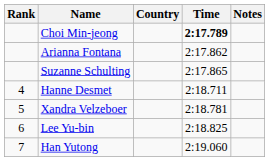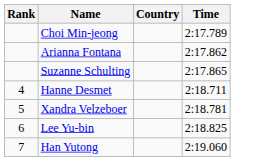- column: (248, 14)
(206, 33) bold -> (206, 33) normal
